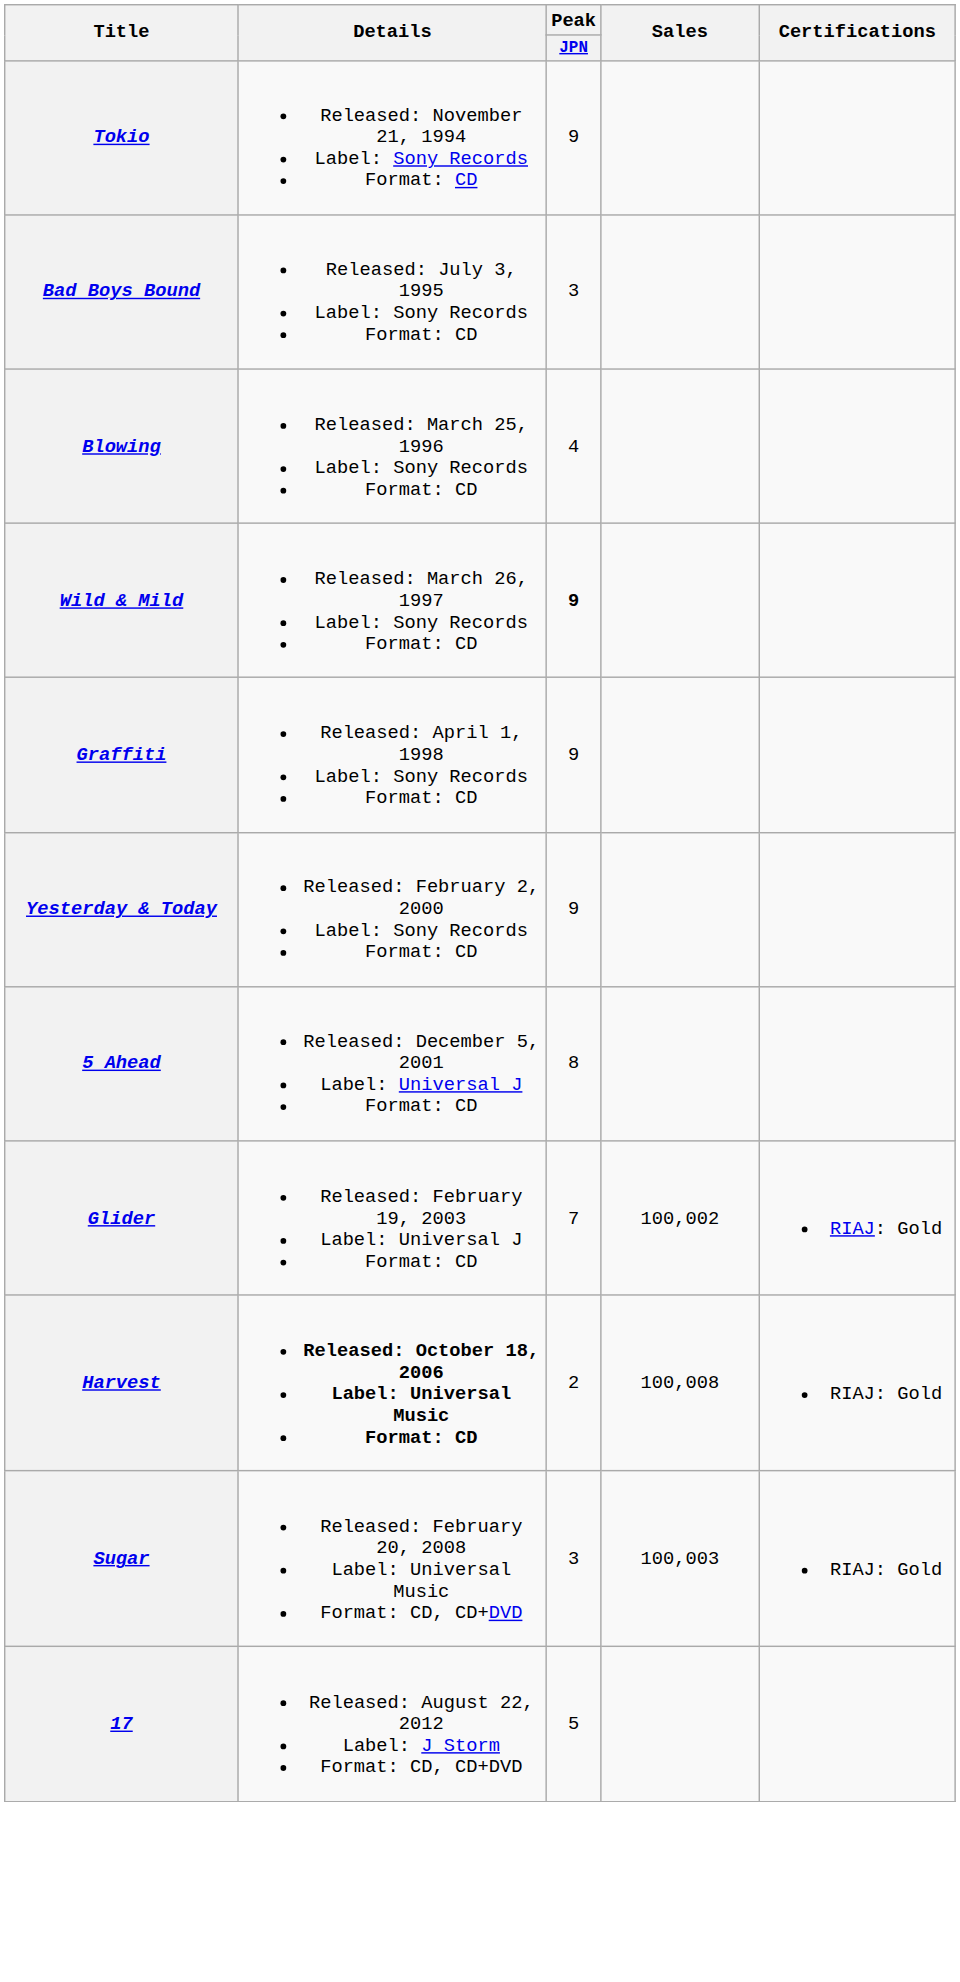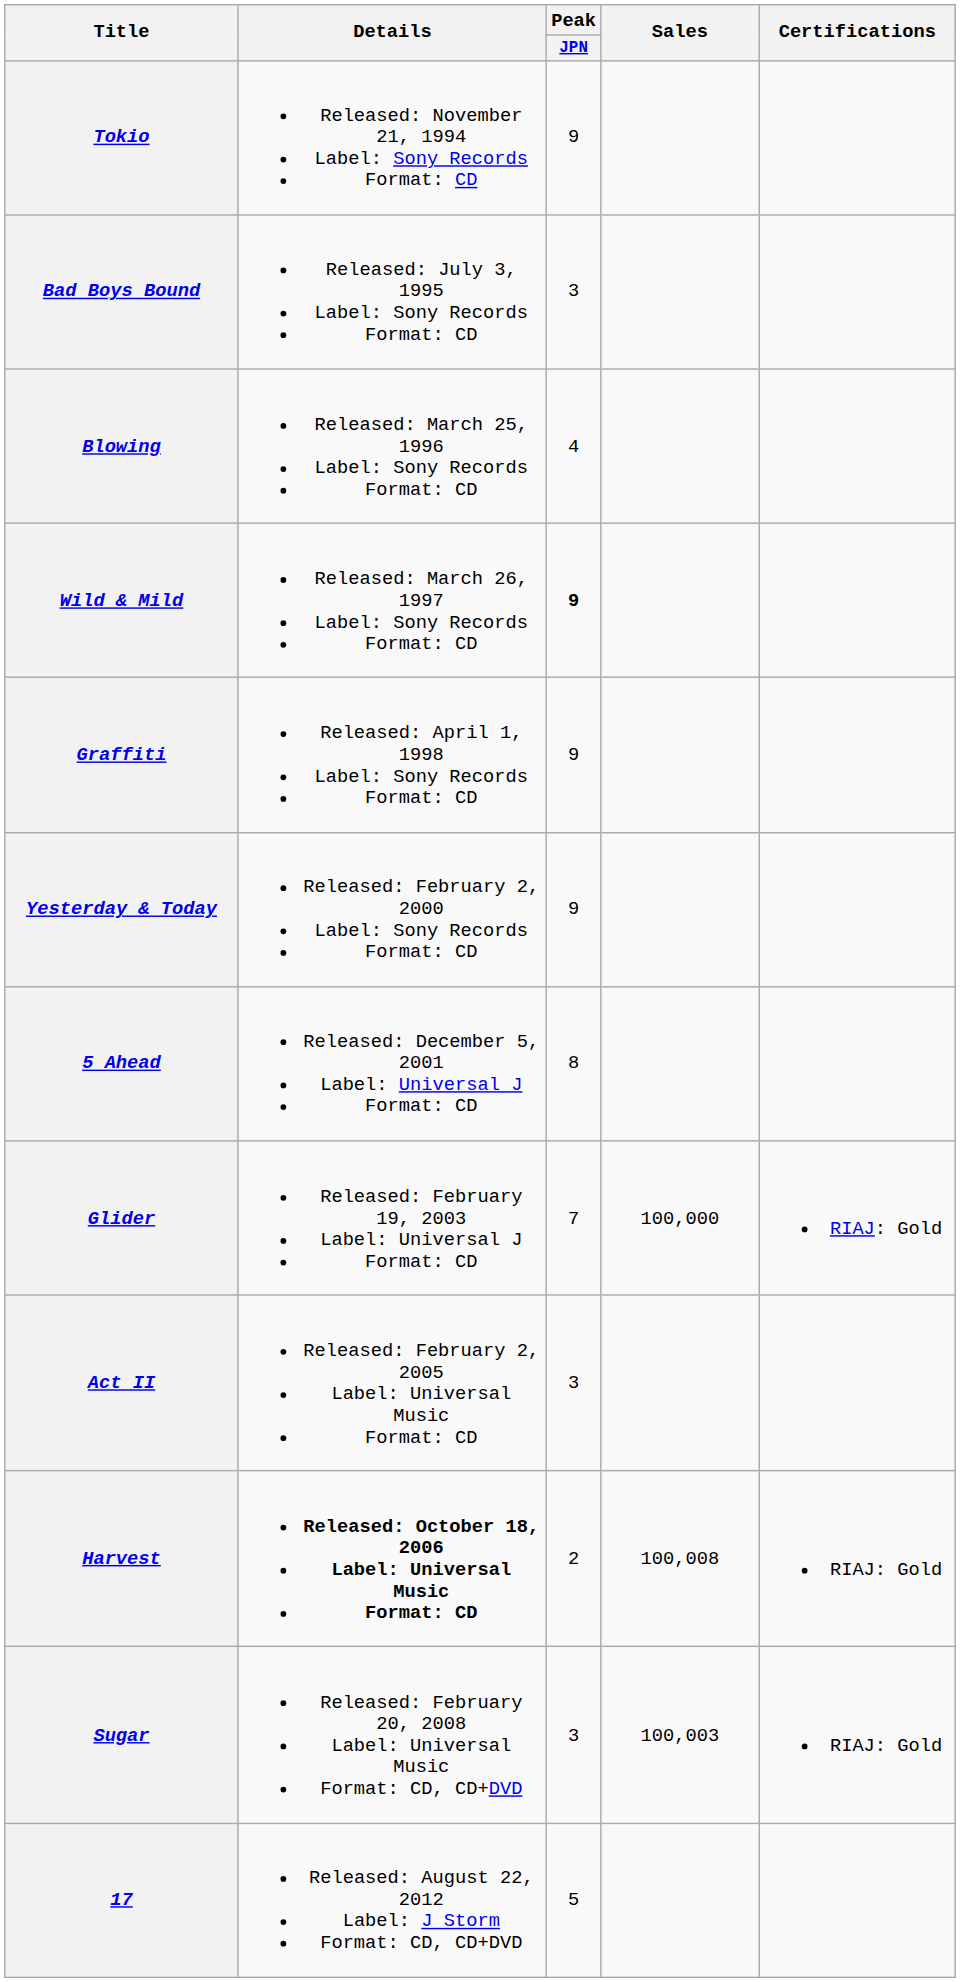(680, 1218) 100,002 -> (680, 1218) 100,000
+ row: (121, 1383)
